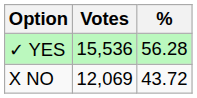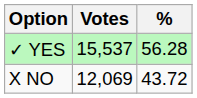(105, 48) 15,536 -> (105, 48) 15,537
